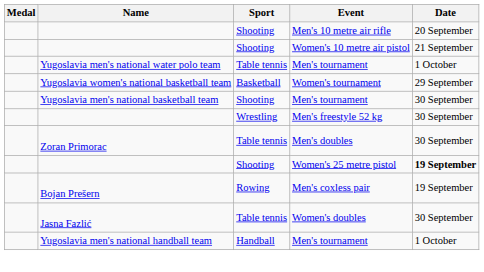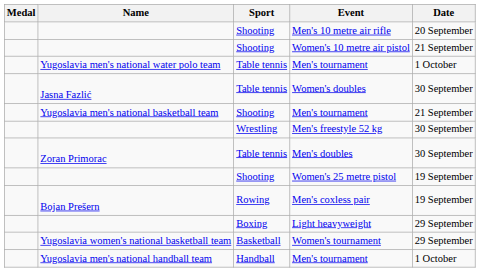rows swapped: (136, 82) <-> (66, 224)
(444, 100) 30 September -> (444, 112) 21 September
(446, 164) bold -> (444, 177) normal
+ row: (136, 224)
